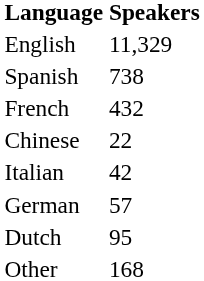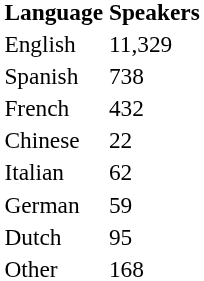(121, 172) 42 -> (121, 172) 62
(121, 205) 57 -> (121, 205) 59
